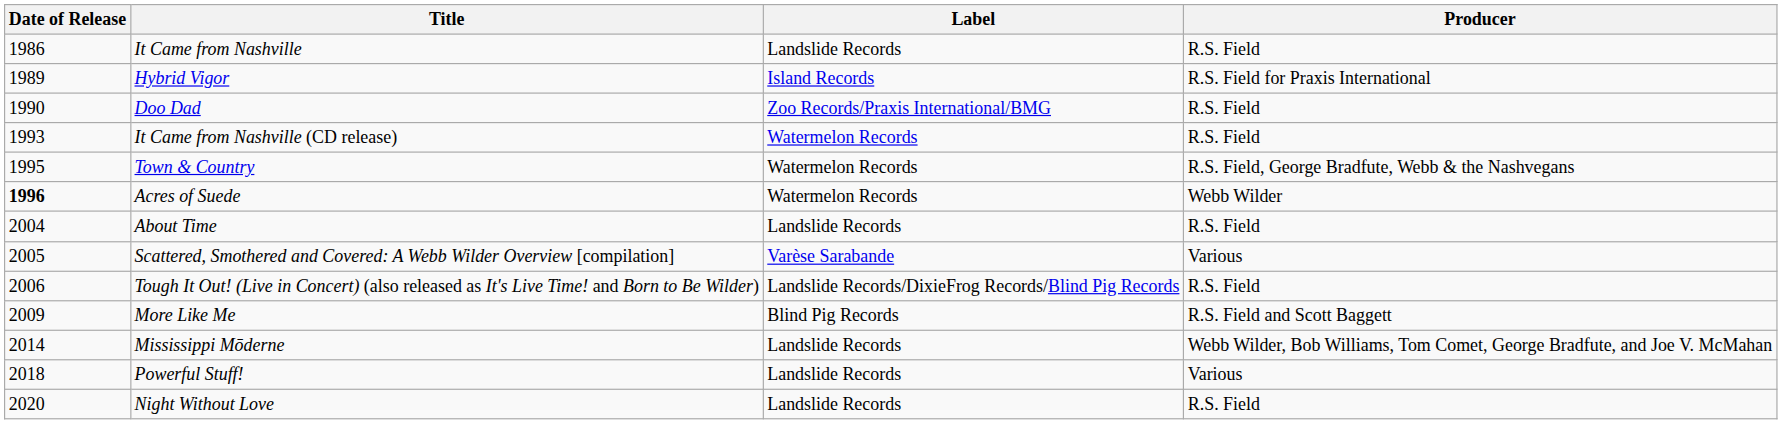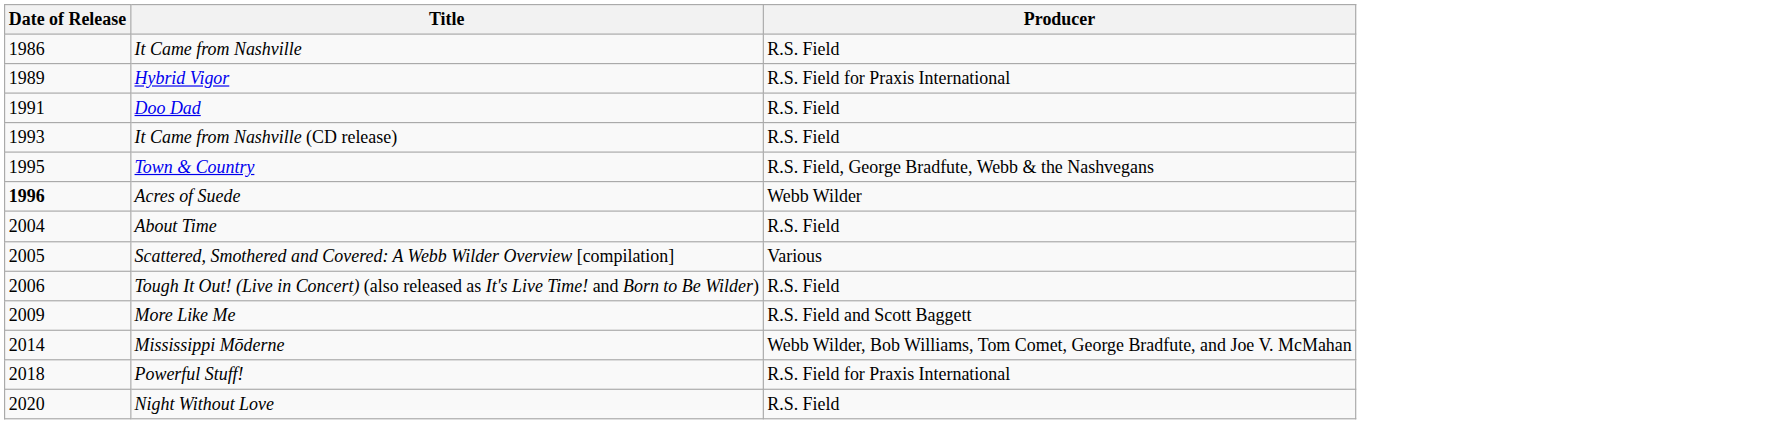- column: (973, 19)
(27, 108) 1990 -> (27, 108) 1991
(1215, 374) Various -> (889, 374) R.S. Field for Praxis International
